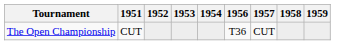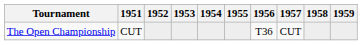+ column: (237, 13)
